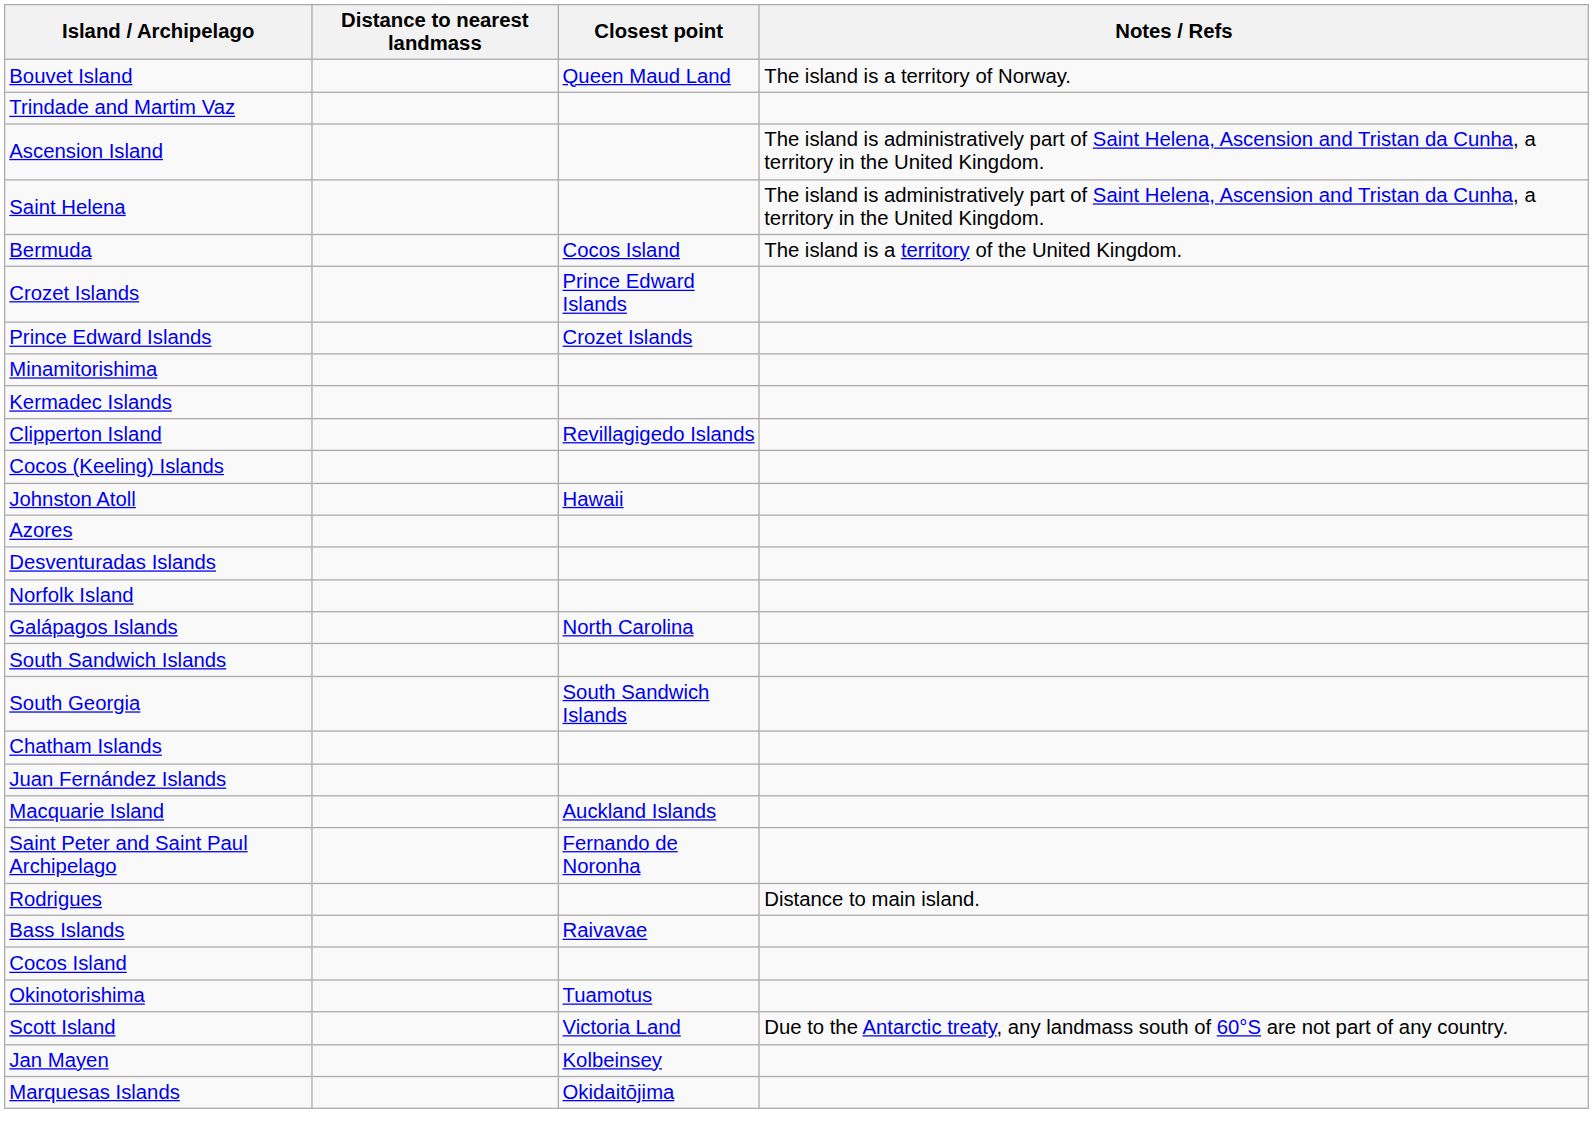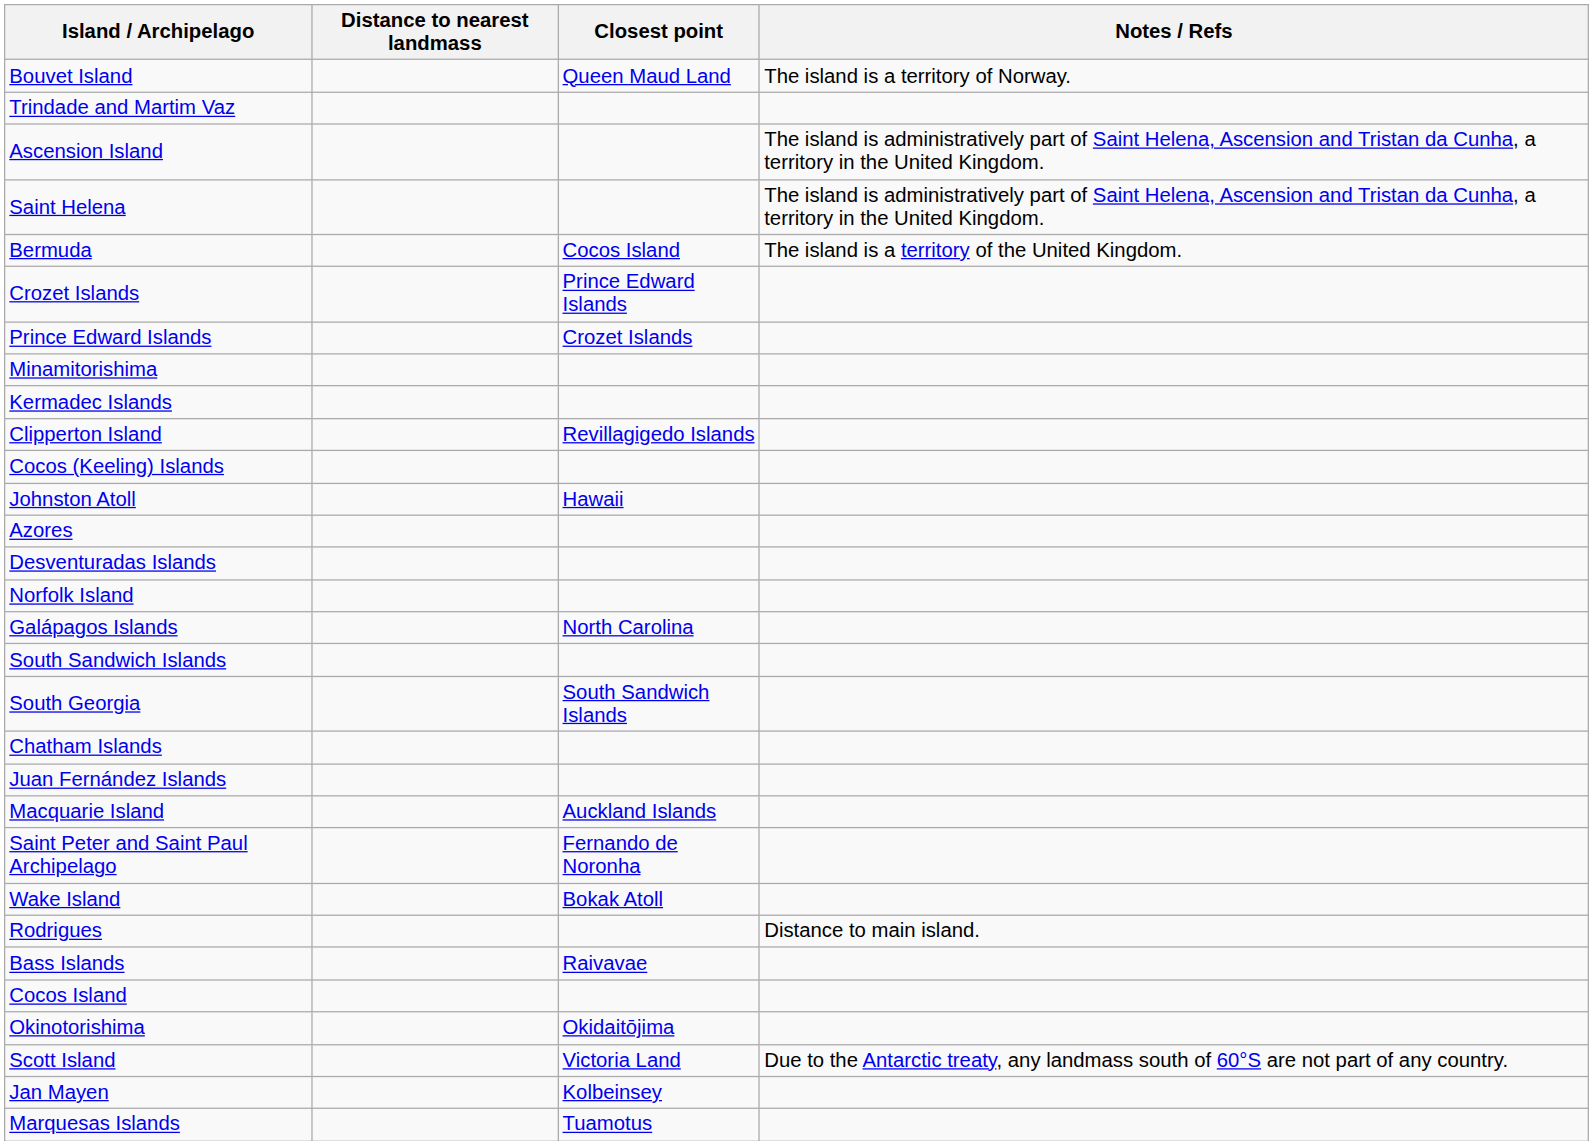+ row: (65, 898)
(607, 995) Tuamotus -> (618, 1027) Okidaitōjima
(618, 1092) Okidaitōjima -> (607, 1124) Tuamotus
